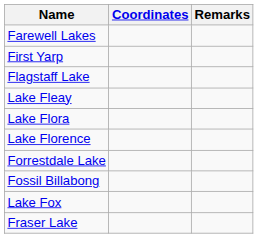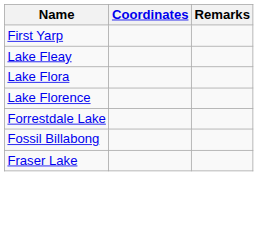- row: (52, 35)
- row: (49, 77)
- row: (34, 202)
